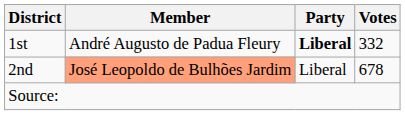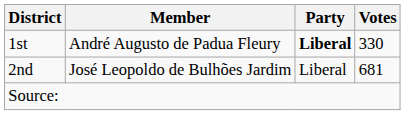(371, 43) 332 -> (371, 43) 330
(180, 69) lightsalmon background -> (180, 69) no background
(371, 69) 678 -> (371, 69) 681
